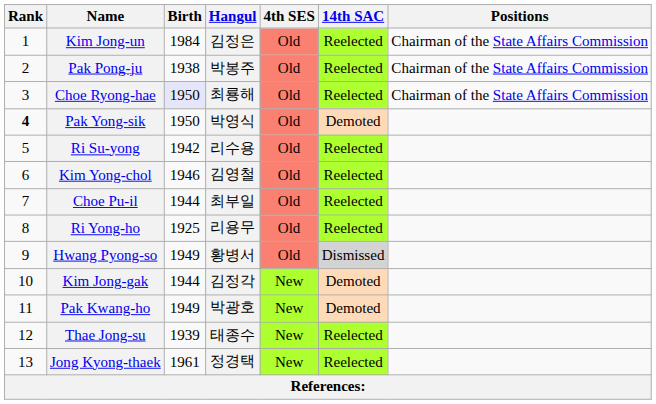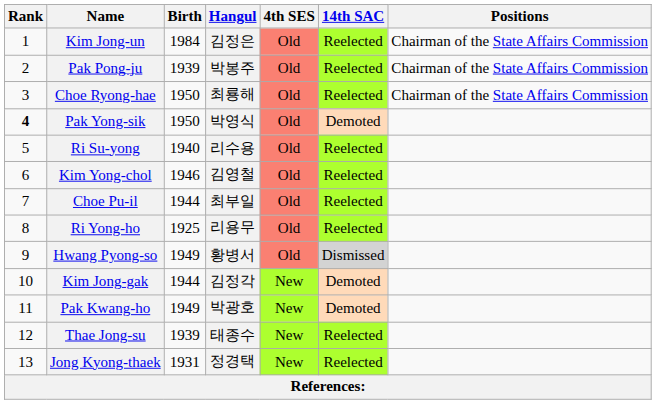(185, 68) 1938 -> (185, 68) 1939
(185, 95) lavender background -> (185, 95) no background
(185, 148) 1942 -> (185, 148) 1940
(185, 361) 1961 -> (185, 361) 1931
